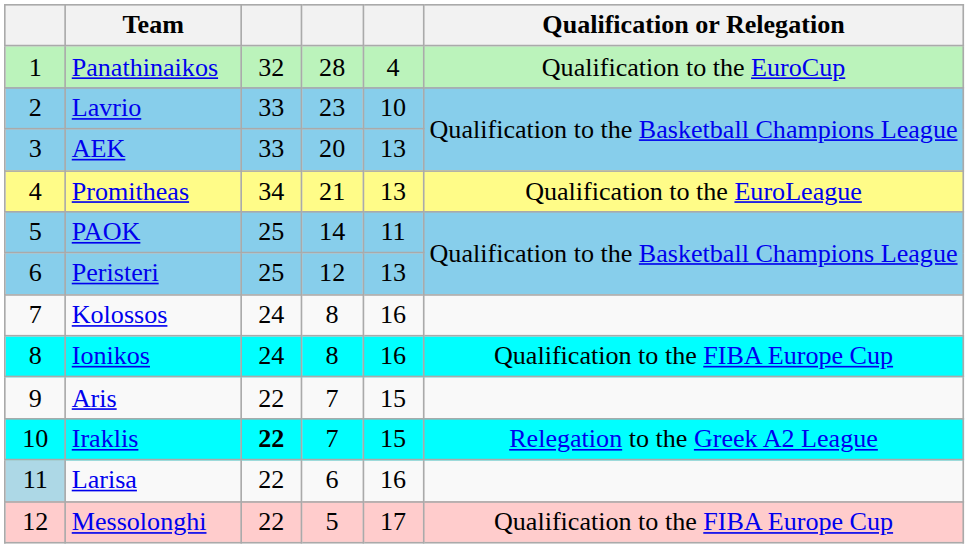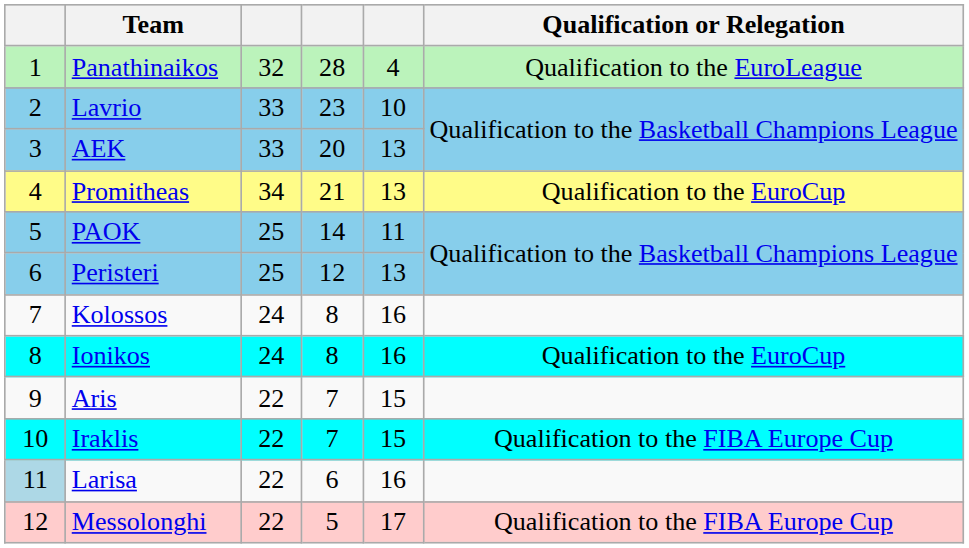(694, 66) Qualification to the EuroCup -> (694, 66) Qualification to the EuroLeague
(694, 190) Qualification to the EuroLeague -> (694, 190) Qualification to the EuroCup
(694, 356) Qualification to the FIBA Europe Cup -> (694, 356) Qualification to the EuroCup
(271, 438) bold -> (271, 438) normal
(694, 438) Relegation to the Greek A2 League -> (694, 438) Qualification to the FIBA Europe Cup
